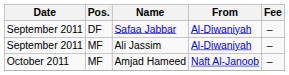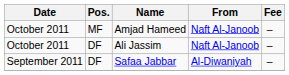rows swapped: (145, 29) <-> (150, 62)
(45, 45) September 2011 -> (38, 45) October 2011
(95, 45) MF -> (95, 45) DF
(221, 45) Al-Diwaniyah -> (225, 45) Naft Al-Janoob
